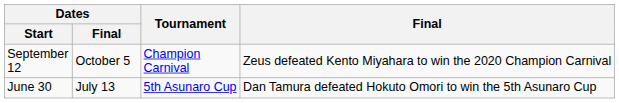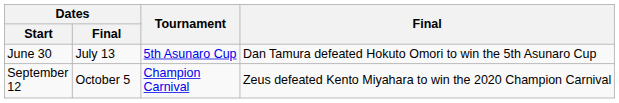rows swapped: (29, 87) <-> (38, 61)
